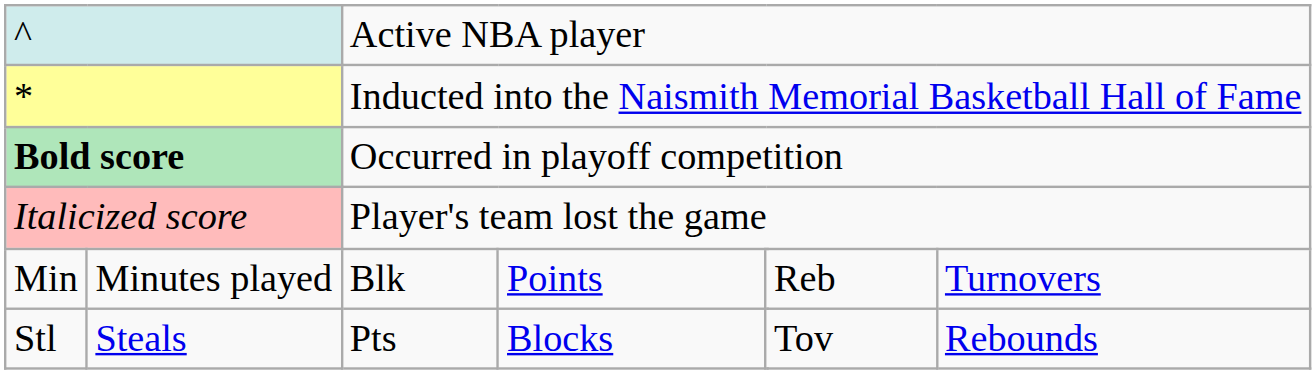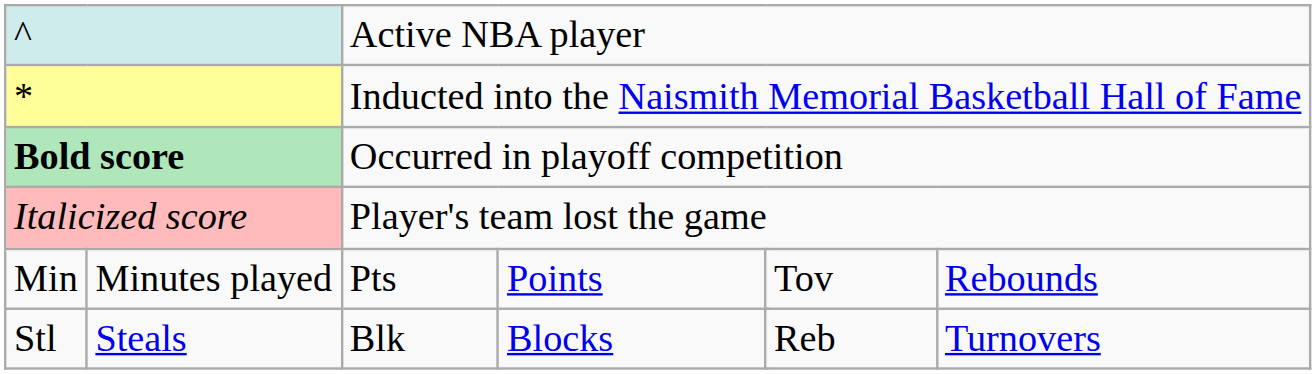(377, 277) Blk -> (373, 277) Pts
(805, 277) Reb -> (804, 277) Tov
(1023, 277) Turnovers -> (1021, 277) Rebounds
(373, 338) Pts -> (377, 338) Blk
(804, 338) Tov -> (805, 338) Reb
(1021, 338) Rebounds -> (1023, 338) Turnovers
